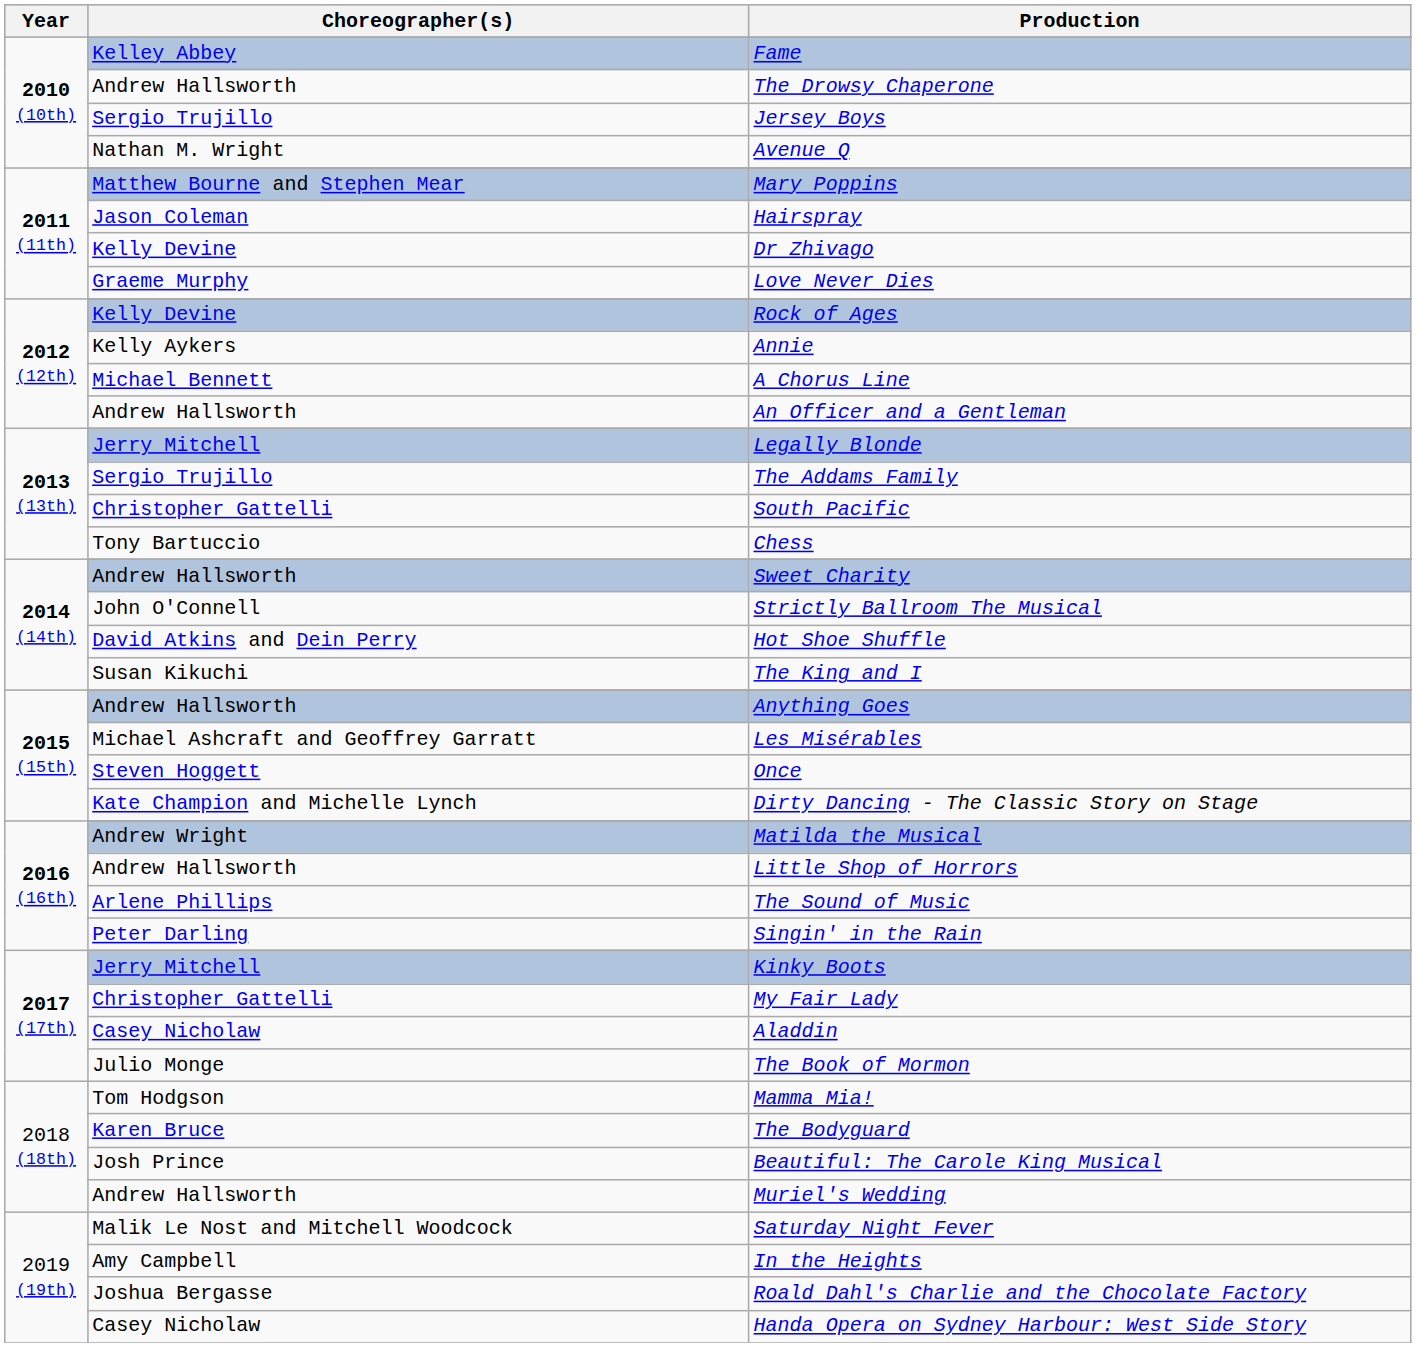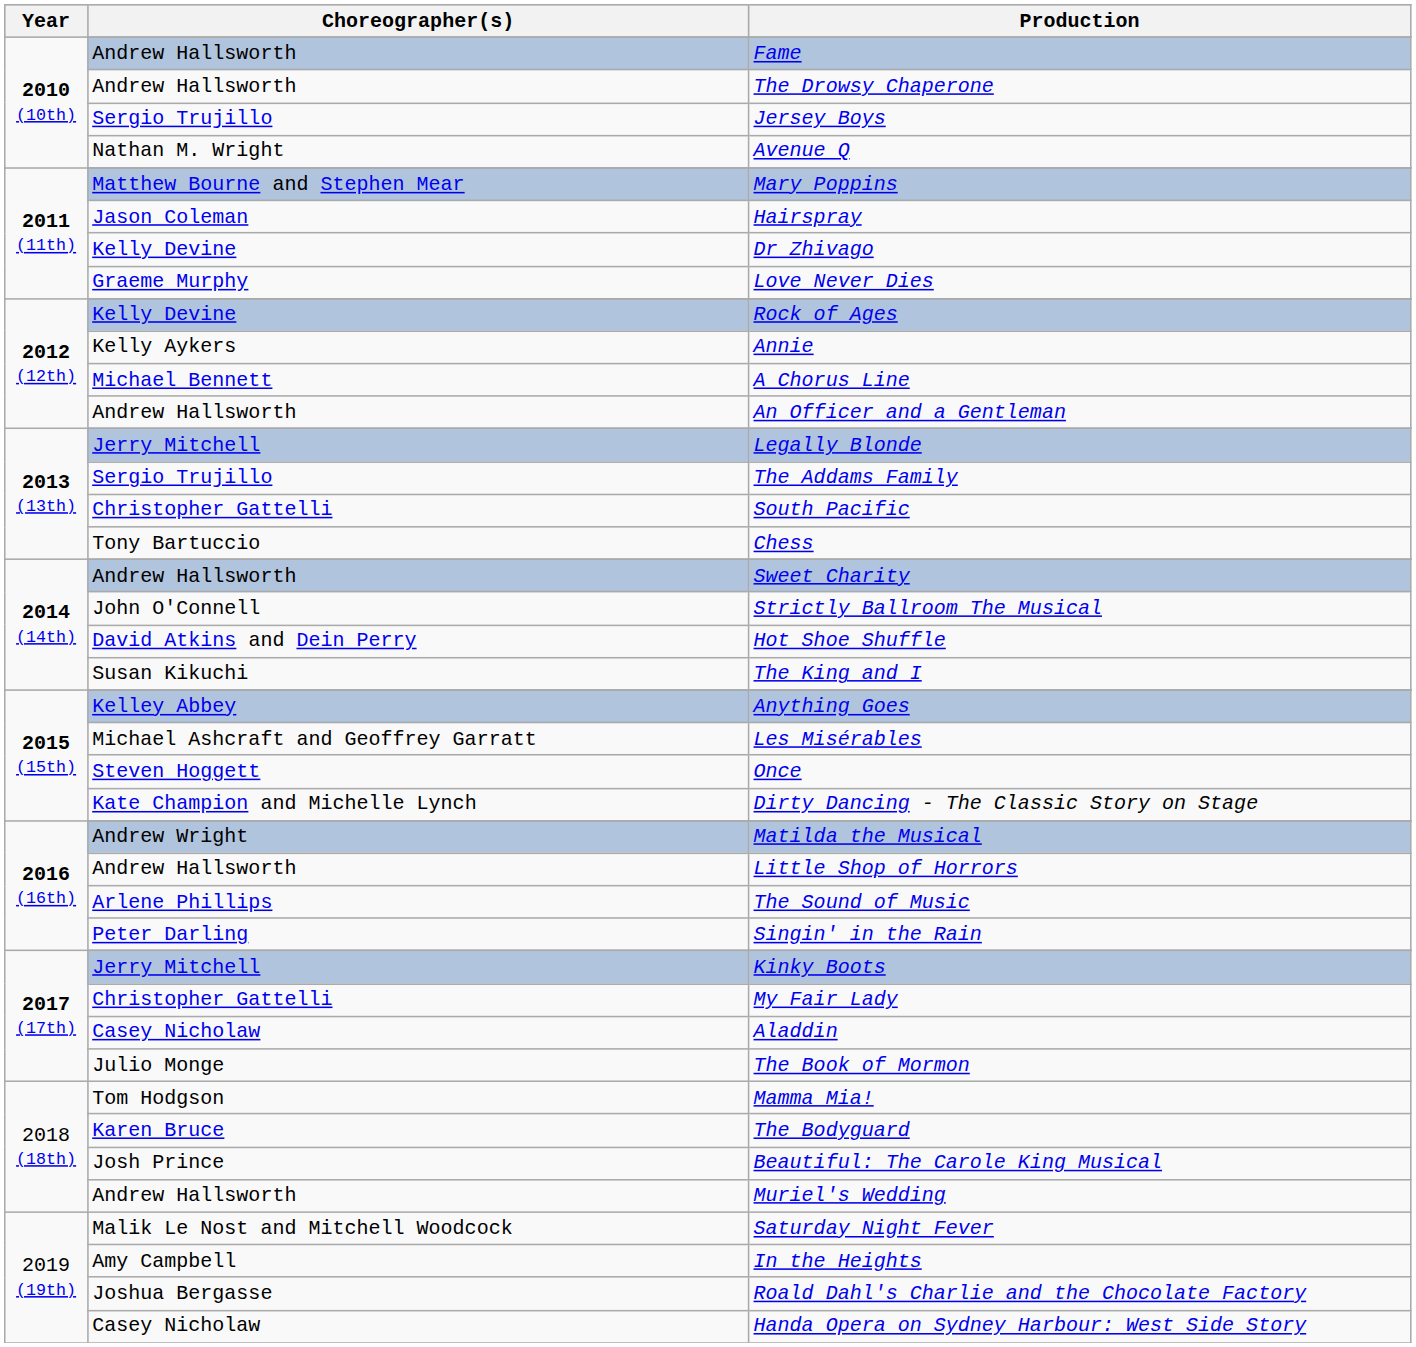(164, 54) Kelley Abbey -> (194, 54) Andrew Hallsworth
(194, 706) Andrew Hallsworth -> (164, 706) Kelley Abbey
